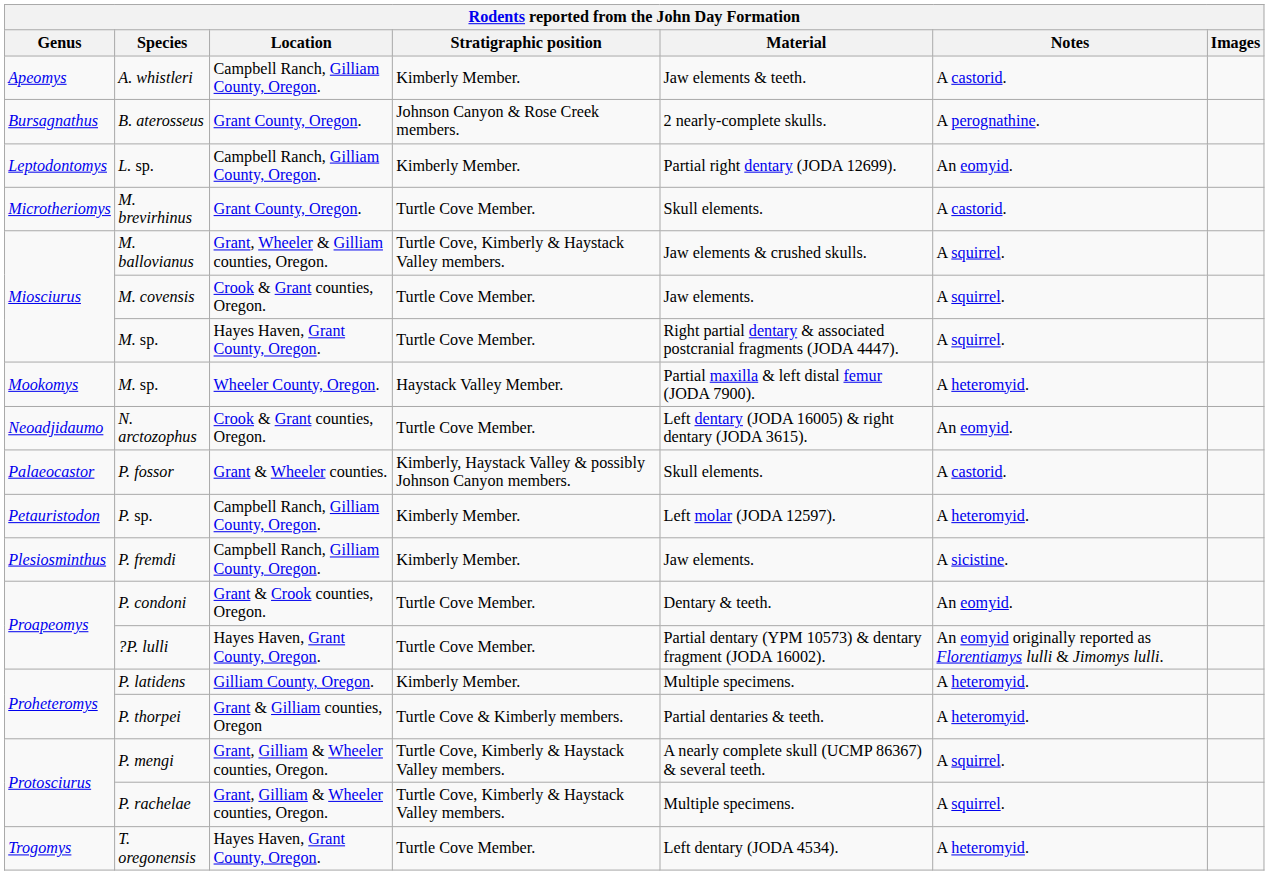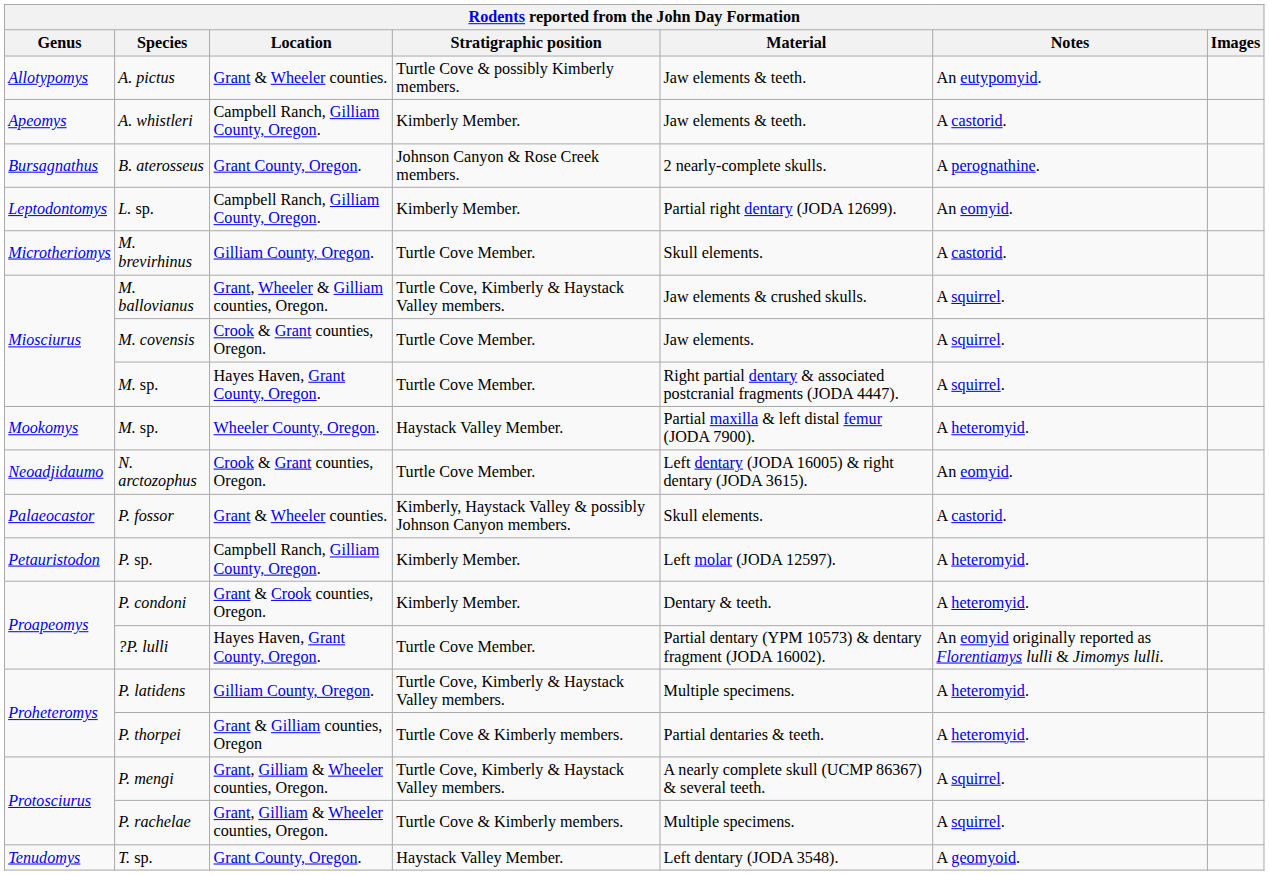+ row: (48, 77)
(288, 209) Grant County, Oregon. -> (294, 252) Gilliam County, Oregon.
- row: (57, 559)
(466, 603) Turtle Cove Member. -> (458, 603) Kimberly Member.
(975, 603) An eomyid. -> (983, 603) A heteromyid.
(458, 681) Kimberly Member. -> (510, 690) Turtle Cove, Kimberly & Haystack Valley members.
(510, 804) Turtle Cove, Kimberly & Haystack Valley members. -> (510, 822) Turtle Cove & Kimberly members.
+ row: (44, 857)
- row: (40, 848)
